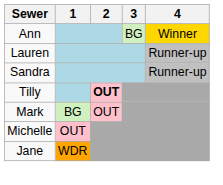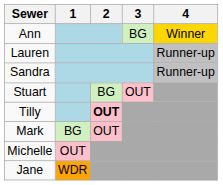+ row: (30, 92)
